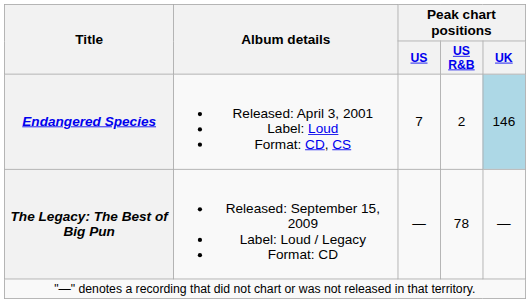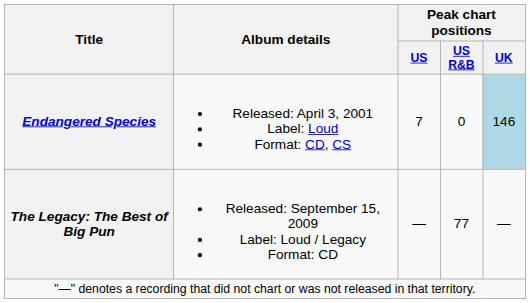(461, 121) 2 -> (461, 121) 0
(461, 223) 78 -> (461, 223) 77
